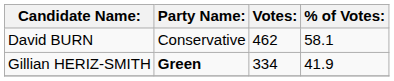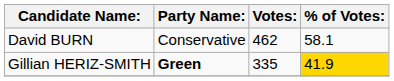(265, 64) 334 -> (265, 64) 335
(319, 64) no background -> (319, 64) gold background
